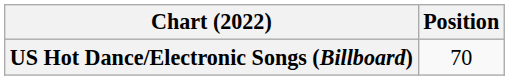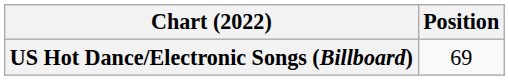(461, 57) 70 -> (461, 57) 69
